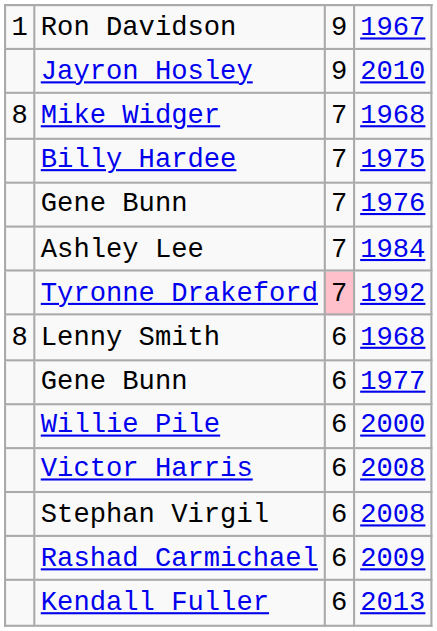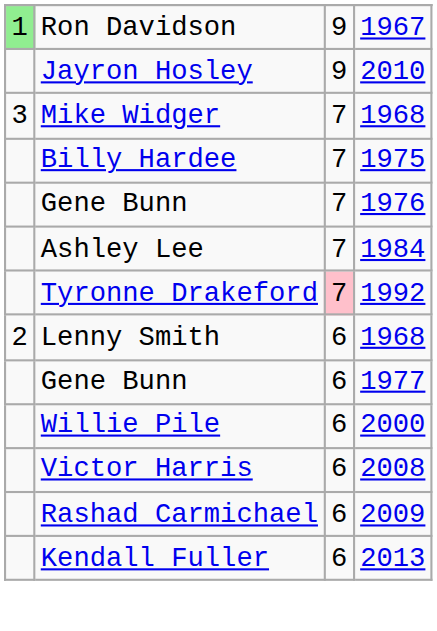(20, 27) no background -> (20, 27) lightgreen background
(20, 116) 8 -> (20, 116) 3
(20, 337) 8 -> (20, 337) 2
- row: (155, 514)
